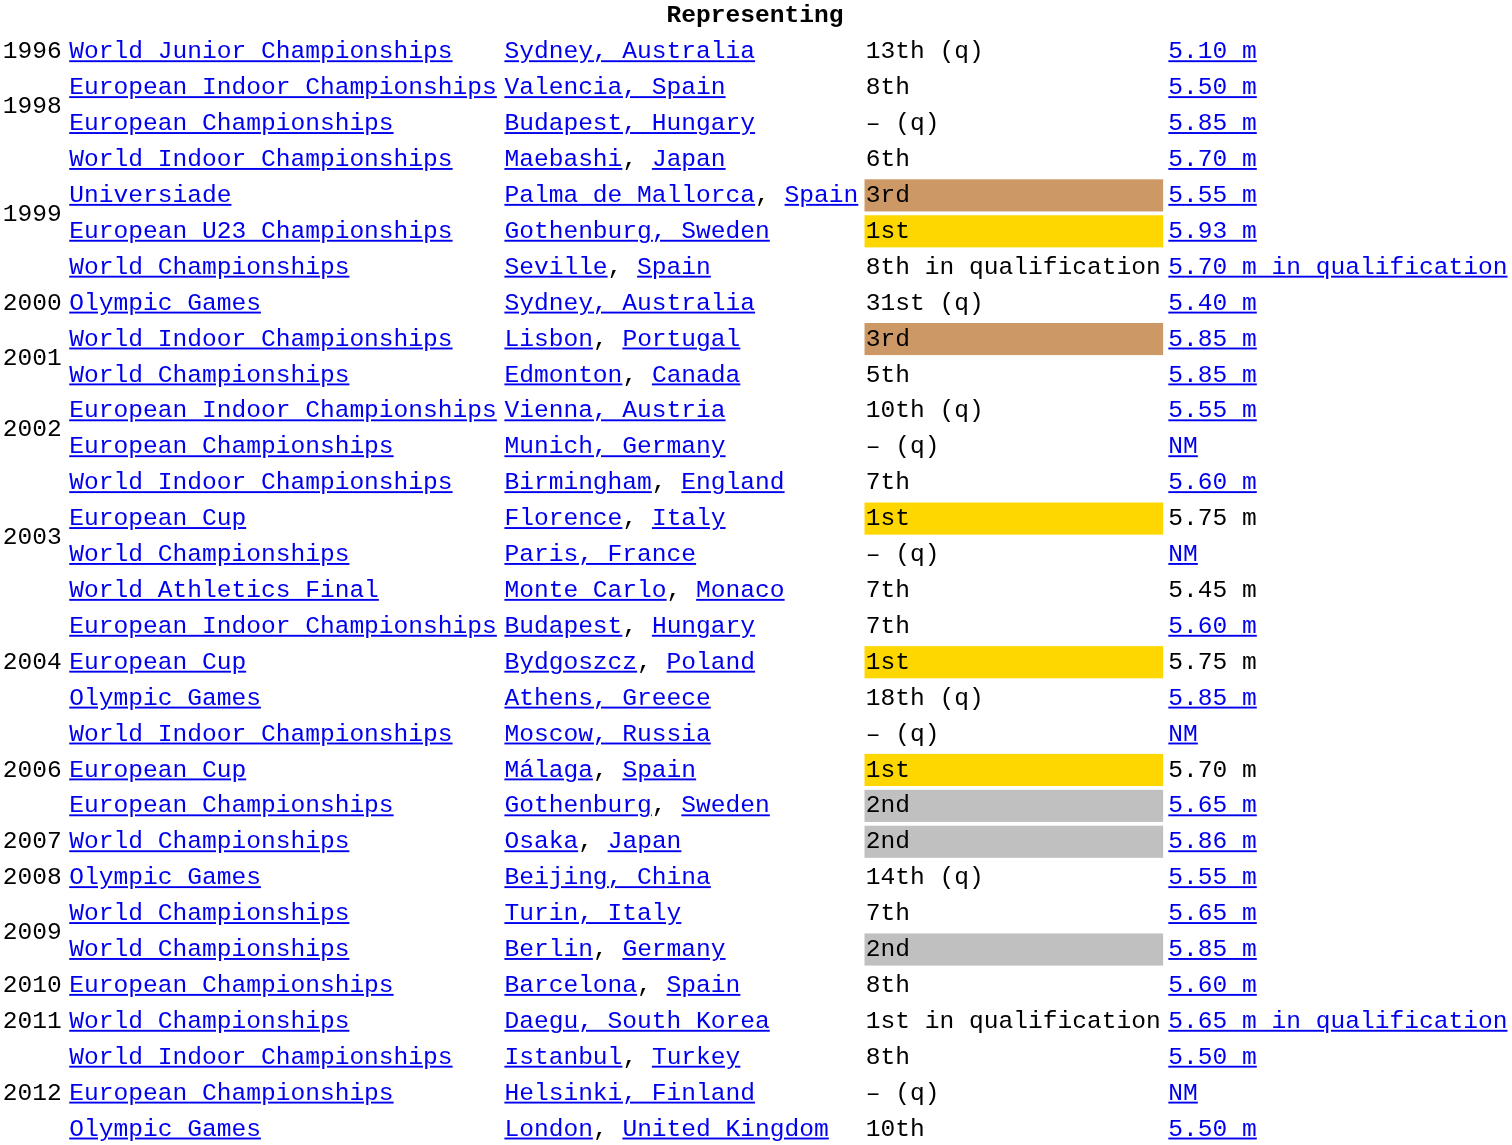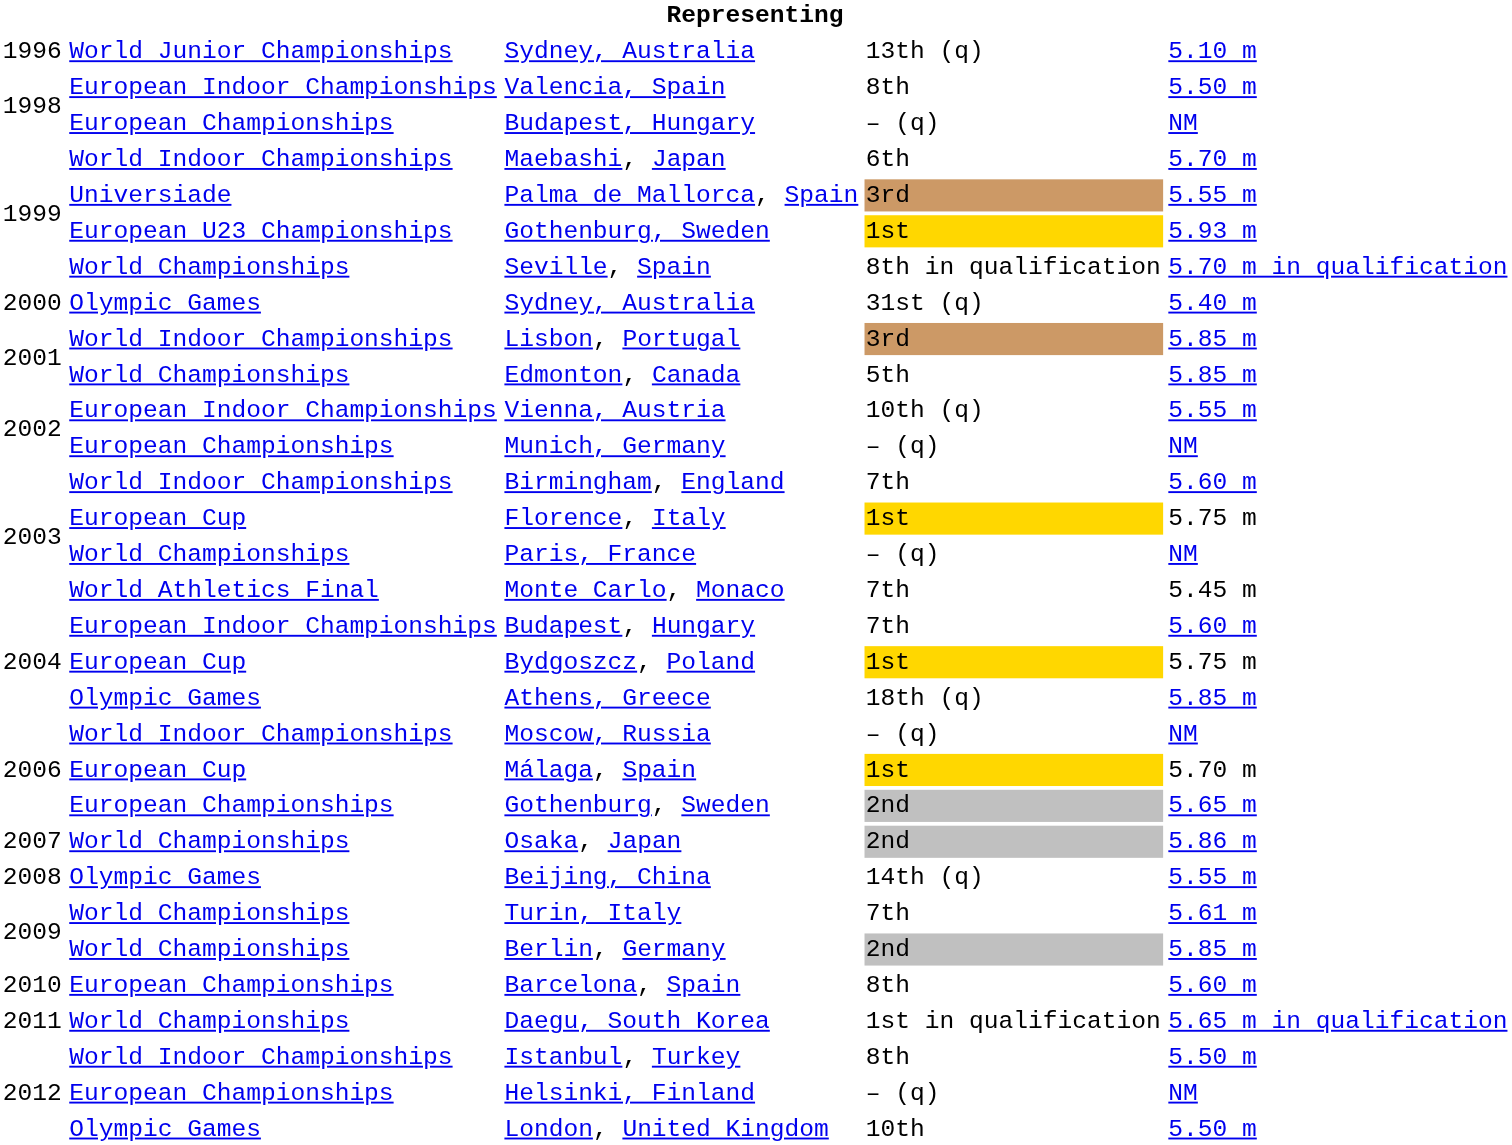(1213, 124) 5.85 m -> (1183, 124) NM
(1213, 914) 5.65 m -> (1213, 914) 5.61 m
